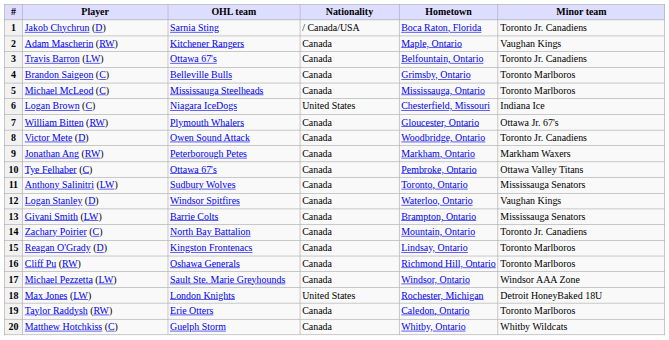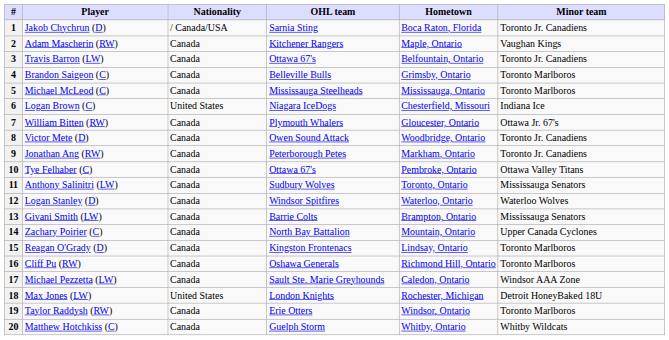columns swapped: (349, 12) <-> (234, 12)
(536, 153) Markham Waxers -> (544, 153) Toronto Jr. Canadiens
(531, 201) Vaughan Kings -> (534, 201) Waterloo Wolves
(544, 232) Toronto Jr. Canadiens -> (549, 232) Upper Canada Cyclones
(436, 279) Windsor, Ontario -> (435, 279) Caledon, Ontario
(435, 311) Caledon, Ontario -> (436, 311) Windsor, Ontario
